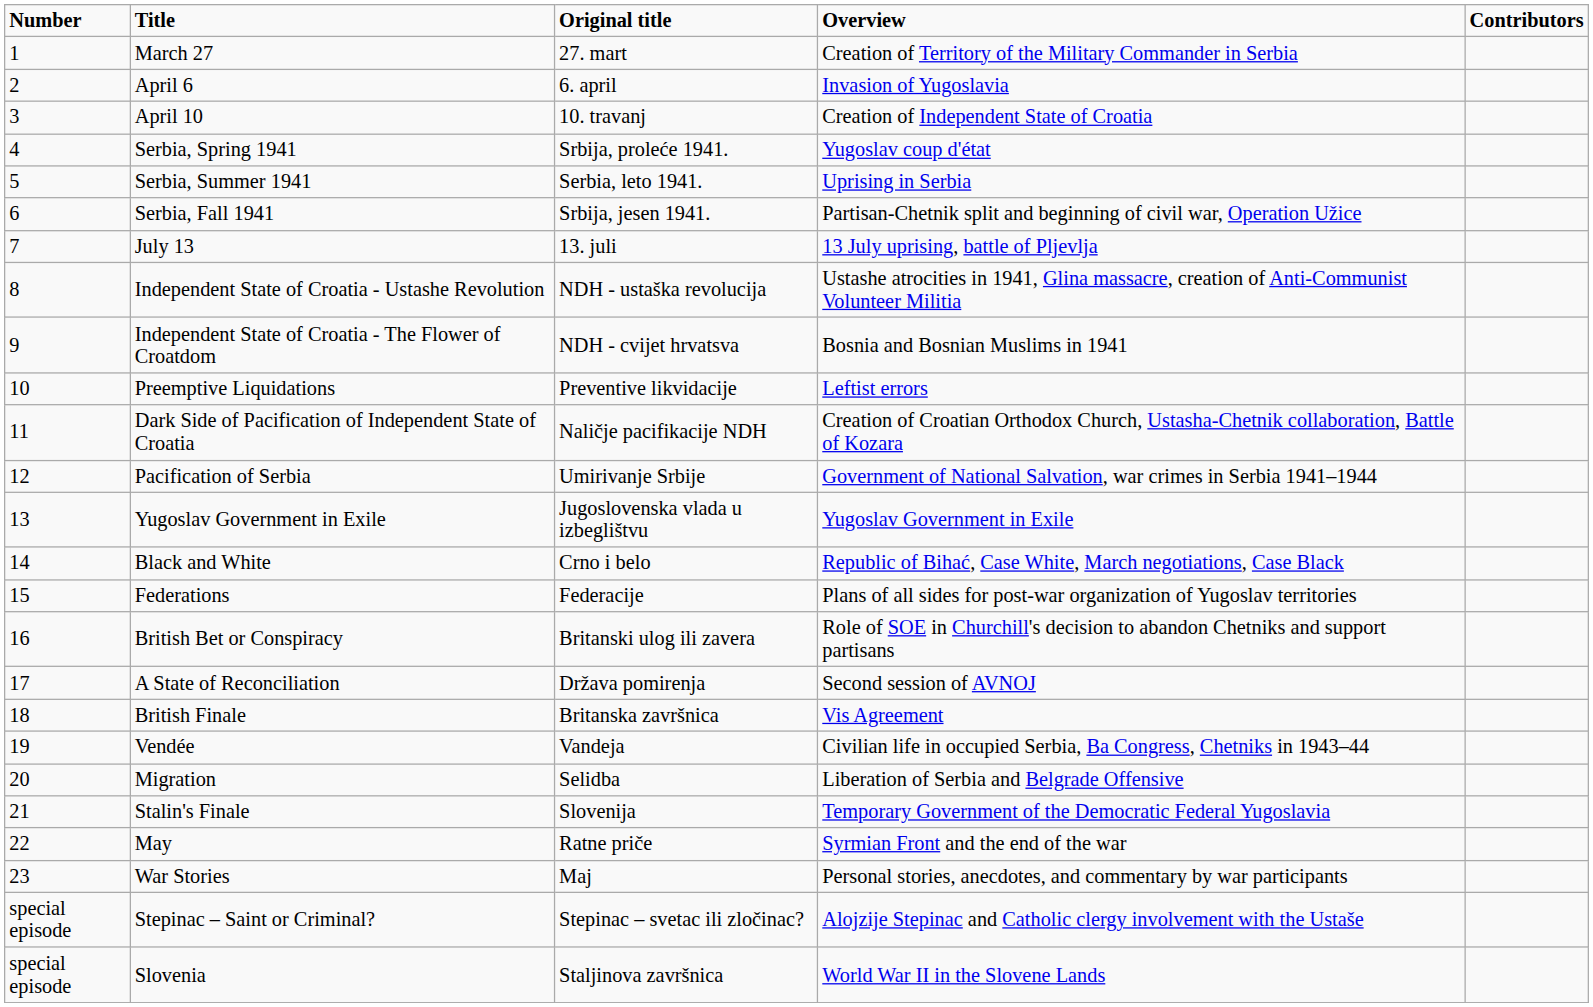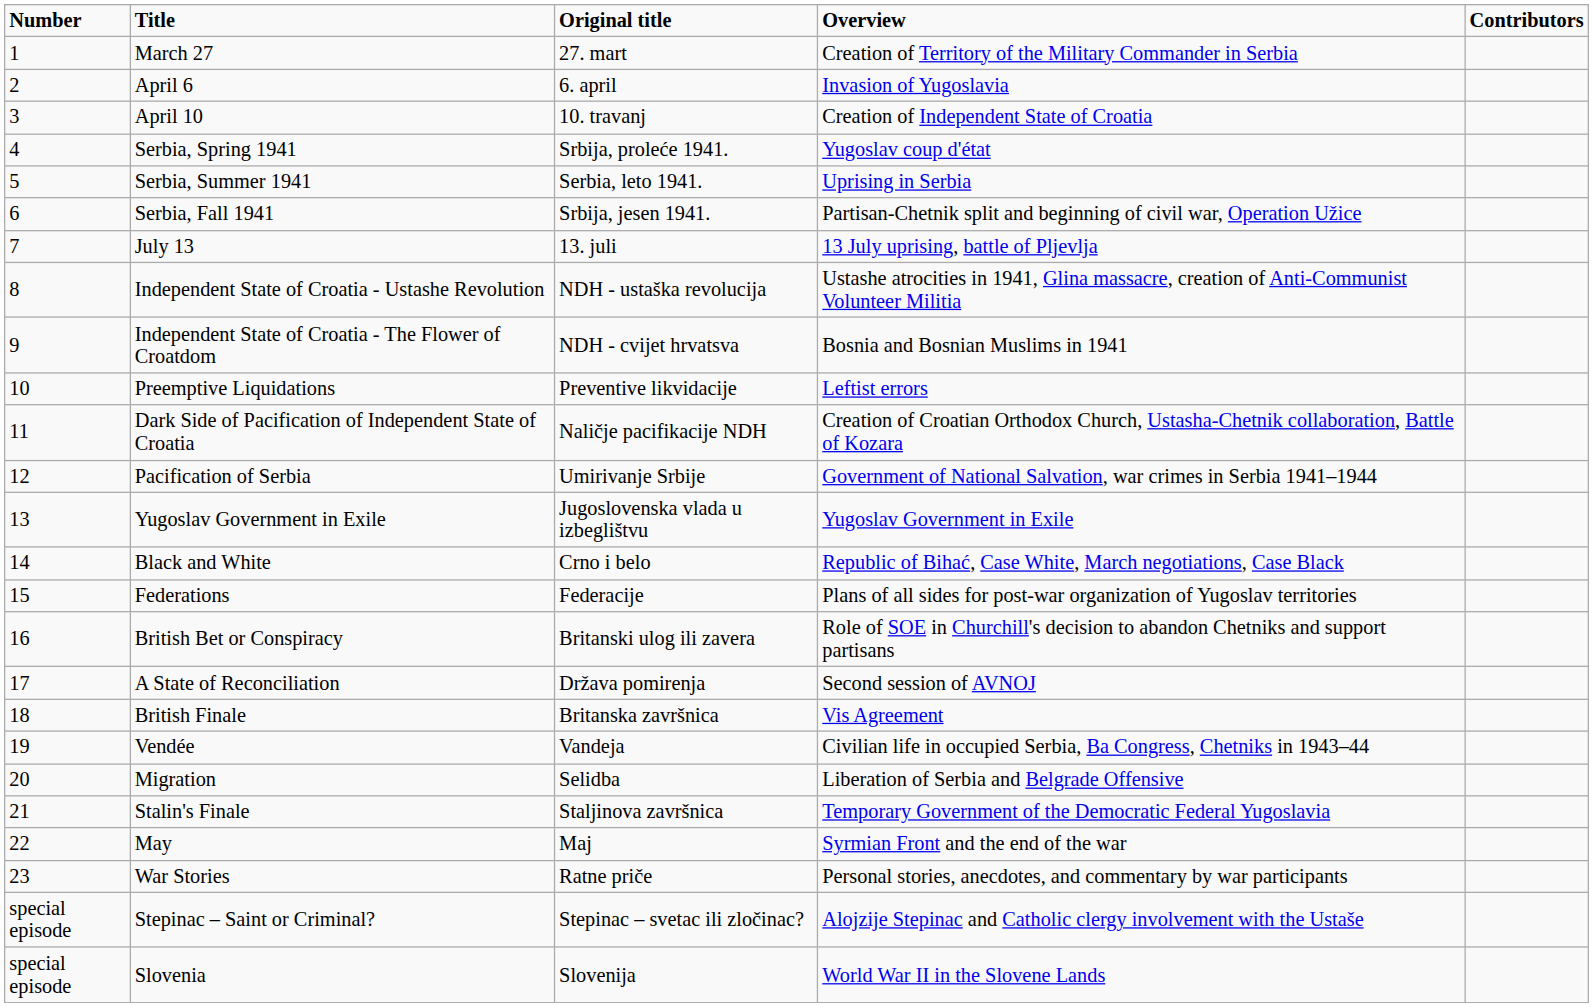(597, 811) Slovenija -> (641, 811) Staljinova završnica
(606, 843) Ratne priče -> (575, 843) Maj
(575, 876) Maj -> (606, 876) Ratne priče
(641, 974) Staljinova završnica -> (597, 974) Slovenija
